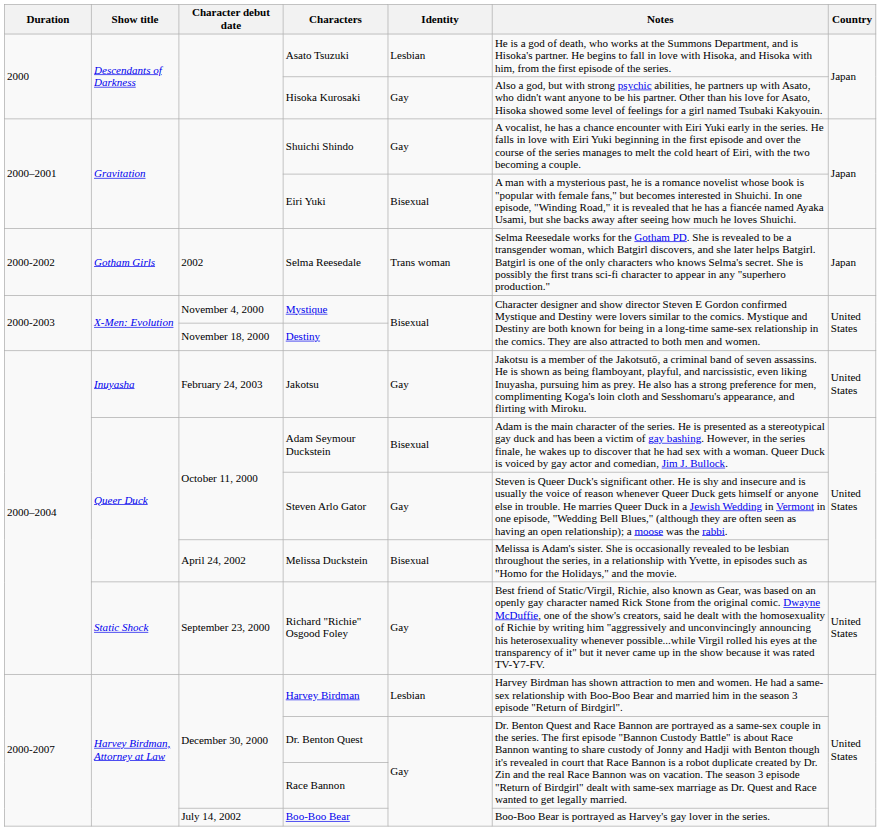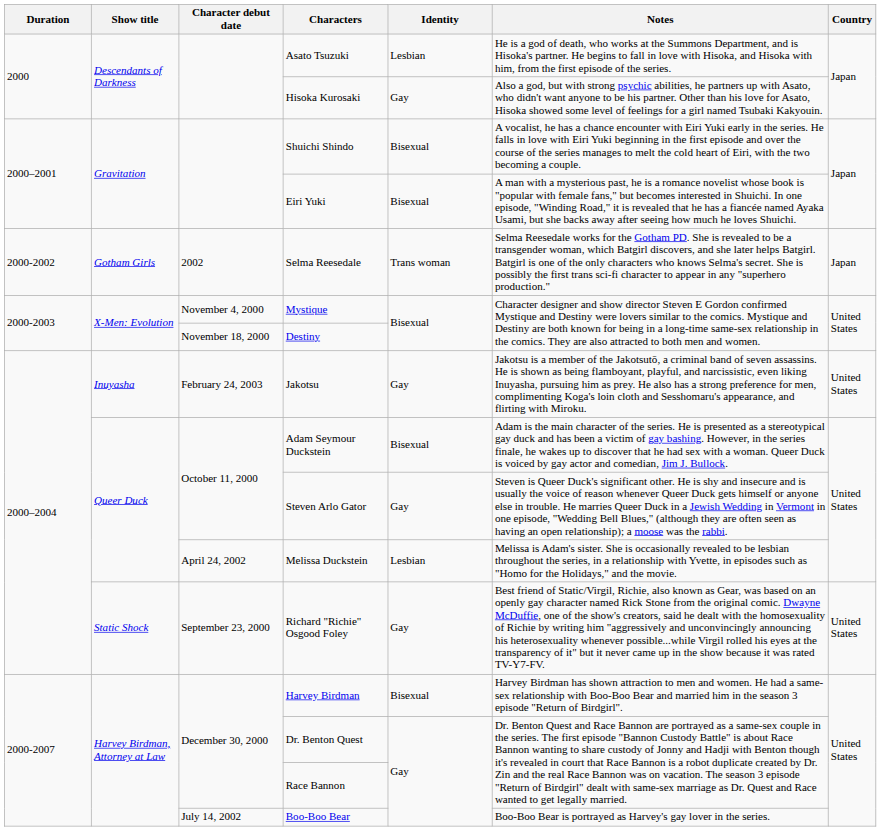(400, 146) Gay -> (410, 146) Bisexual
(410, 560) Bisexual -> (408, 560) Lesbian
(408, 695) Lesbian -> (410, 695) Bisexual
